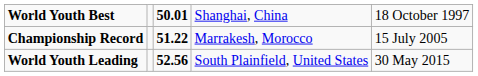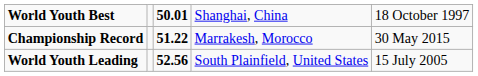(411, 37) 15 July 2005 -> (412, 37) 30 May 2015
(412, 60) 30 May 2015 -> (411, 60) 15 July 2005
